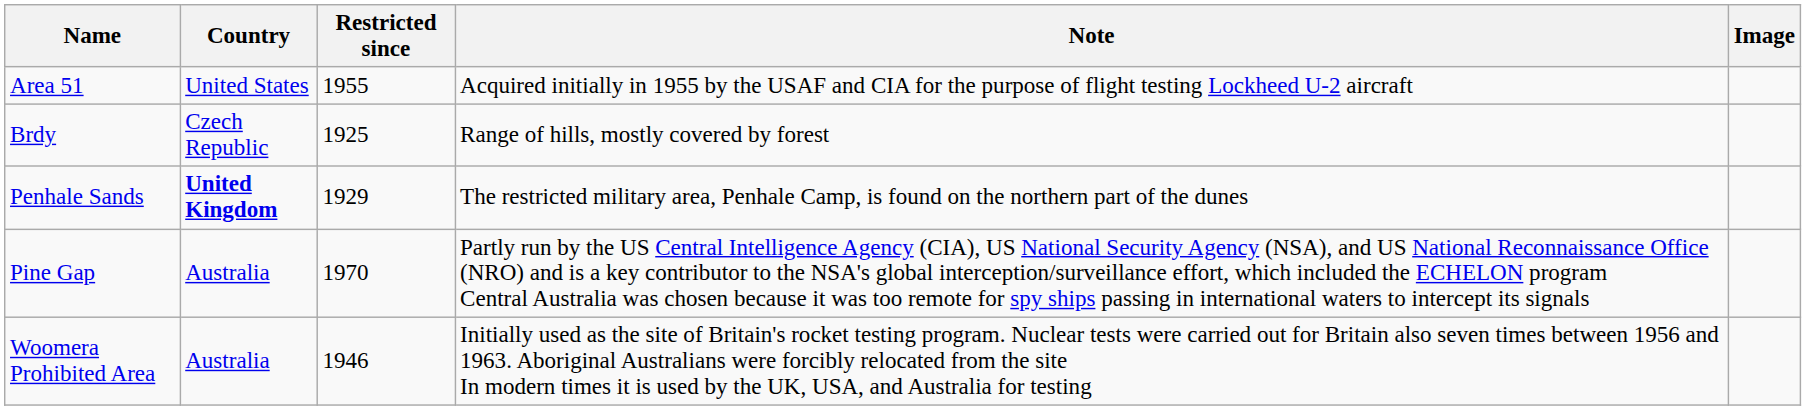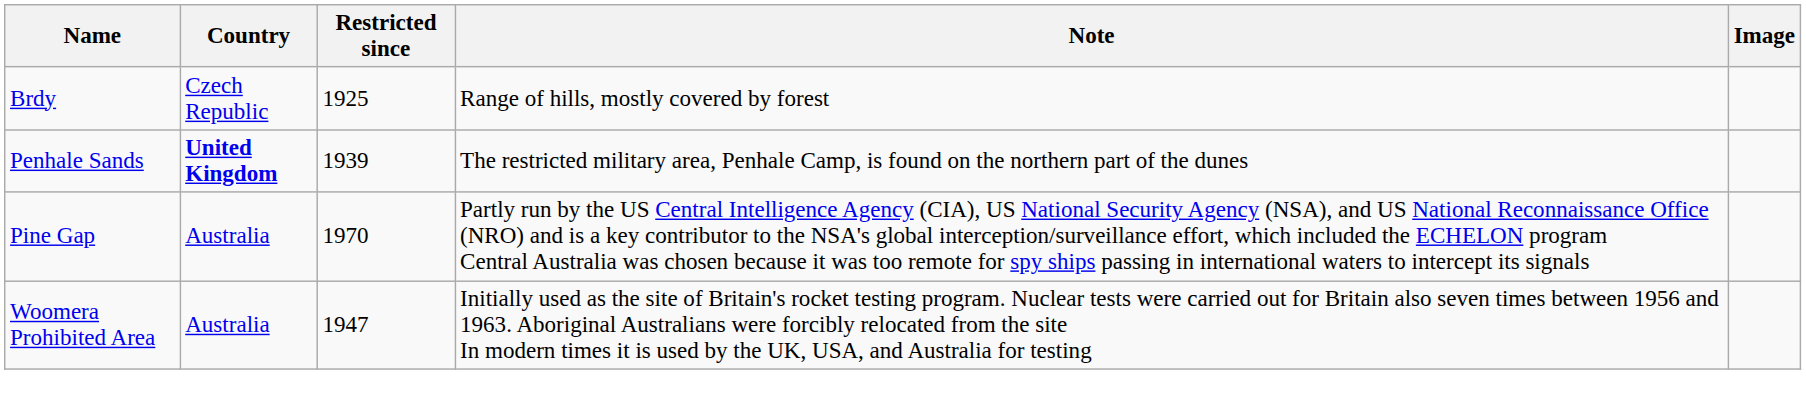- row: (47, 85)
(346, 197) 1929 -> (346, 160) 1939
(346, 360) 1946 -> (346, 324) 1947
